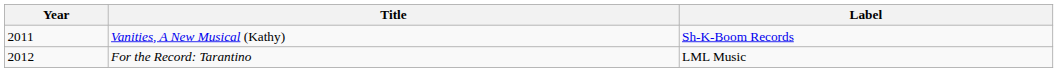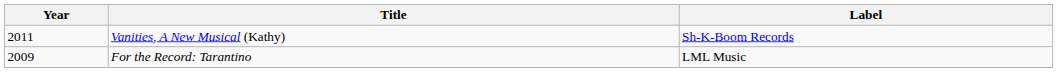(21, 57) 2012 -> (21, 57) 2009
